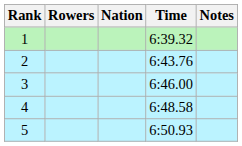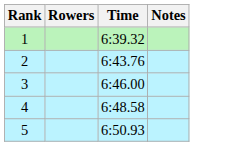- column: (122, 15)
